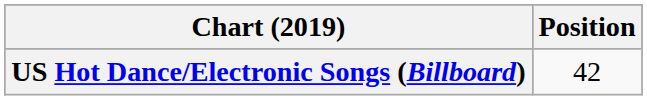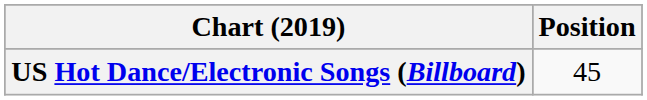(587, 71) 42 -> (587, 71) 45
